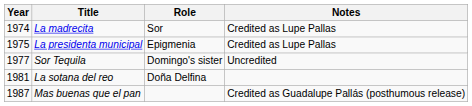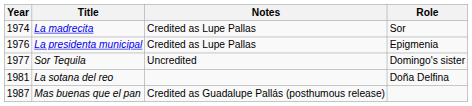columns swapped: (185, 12) <-> (346, 12)
(18, 45) 1975 -> (18, 45) 1976
